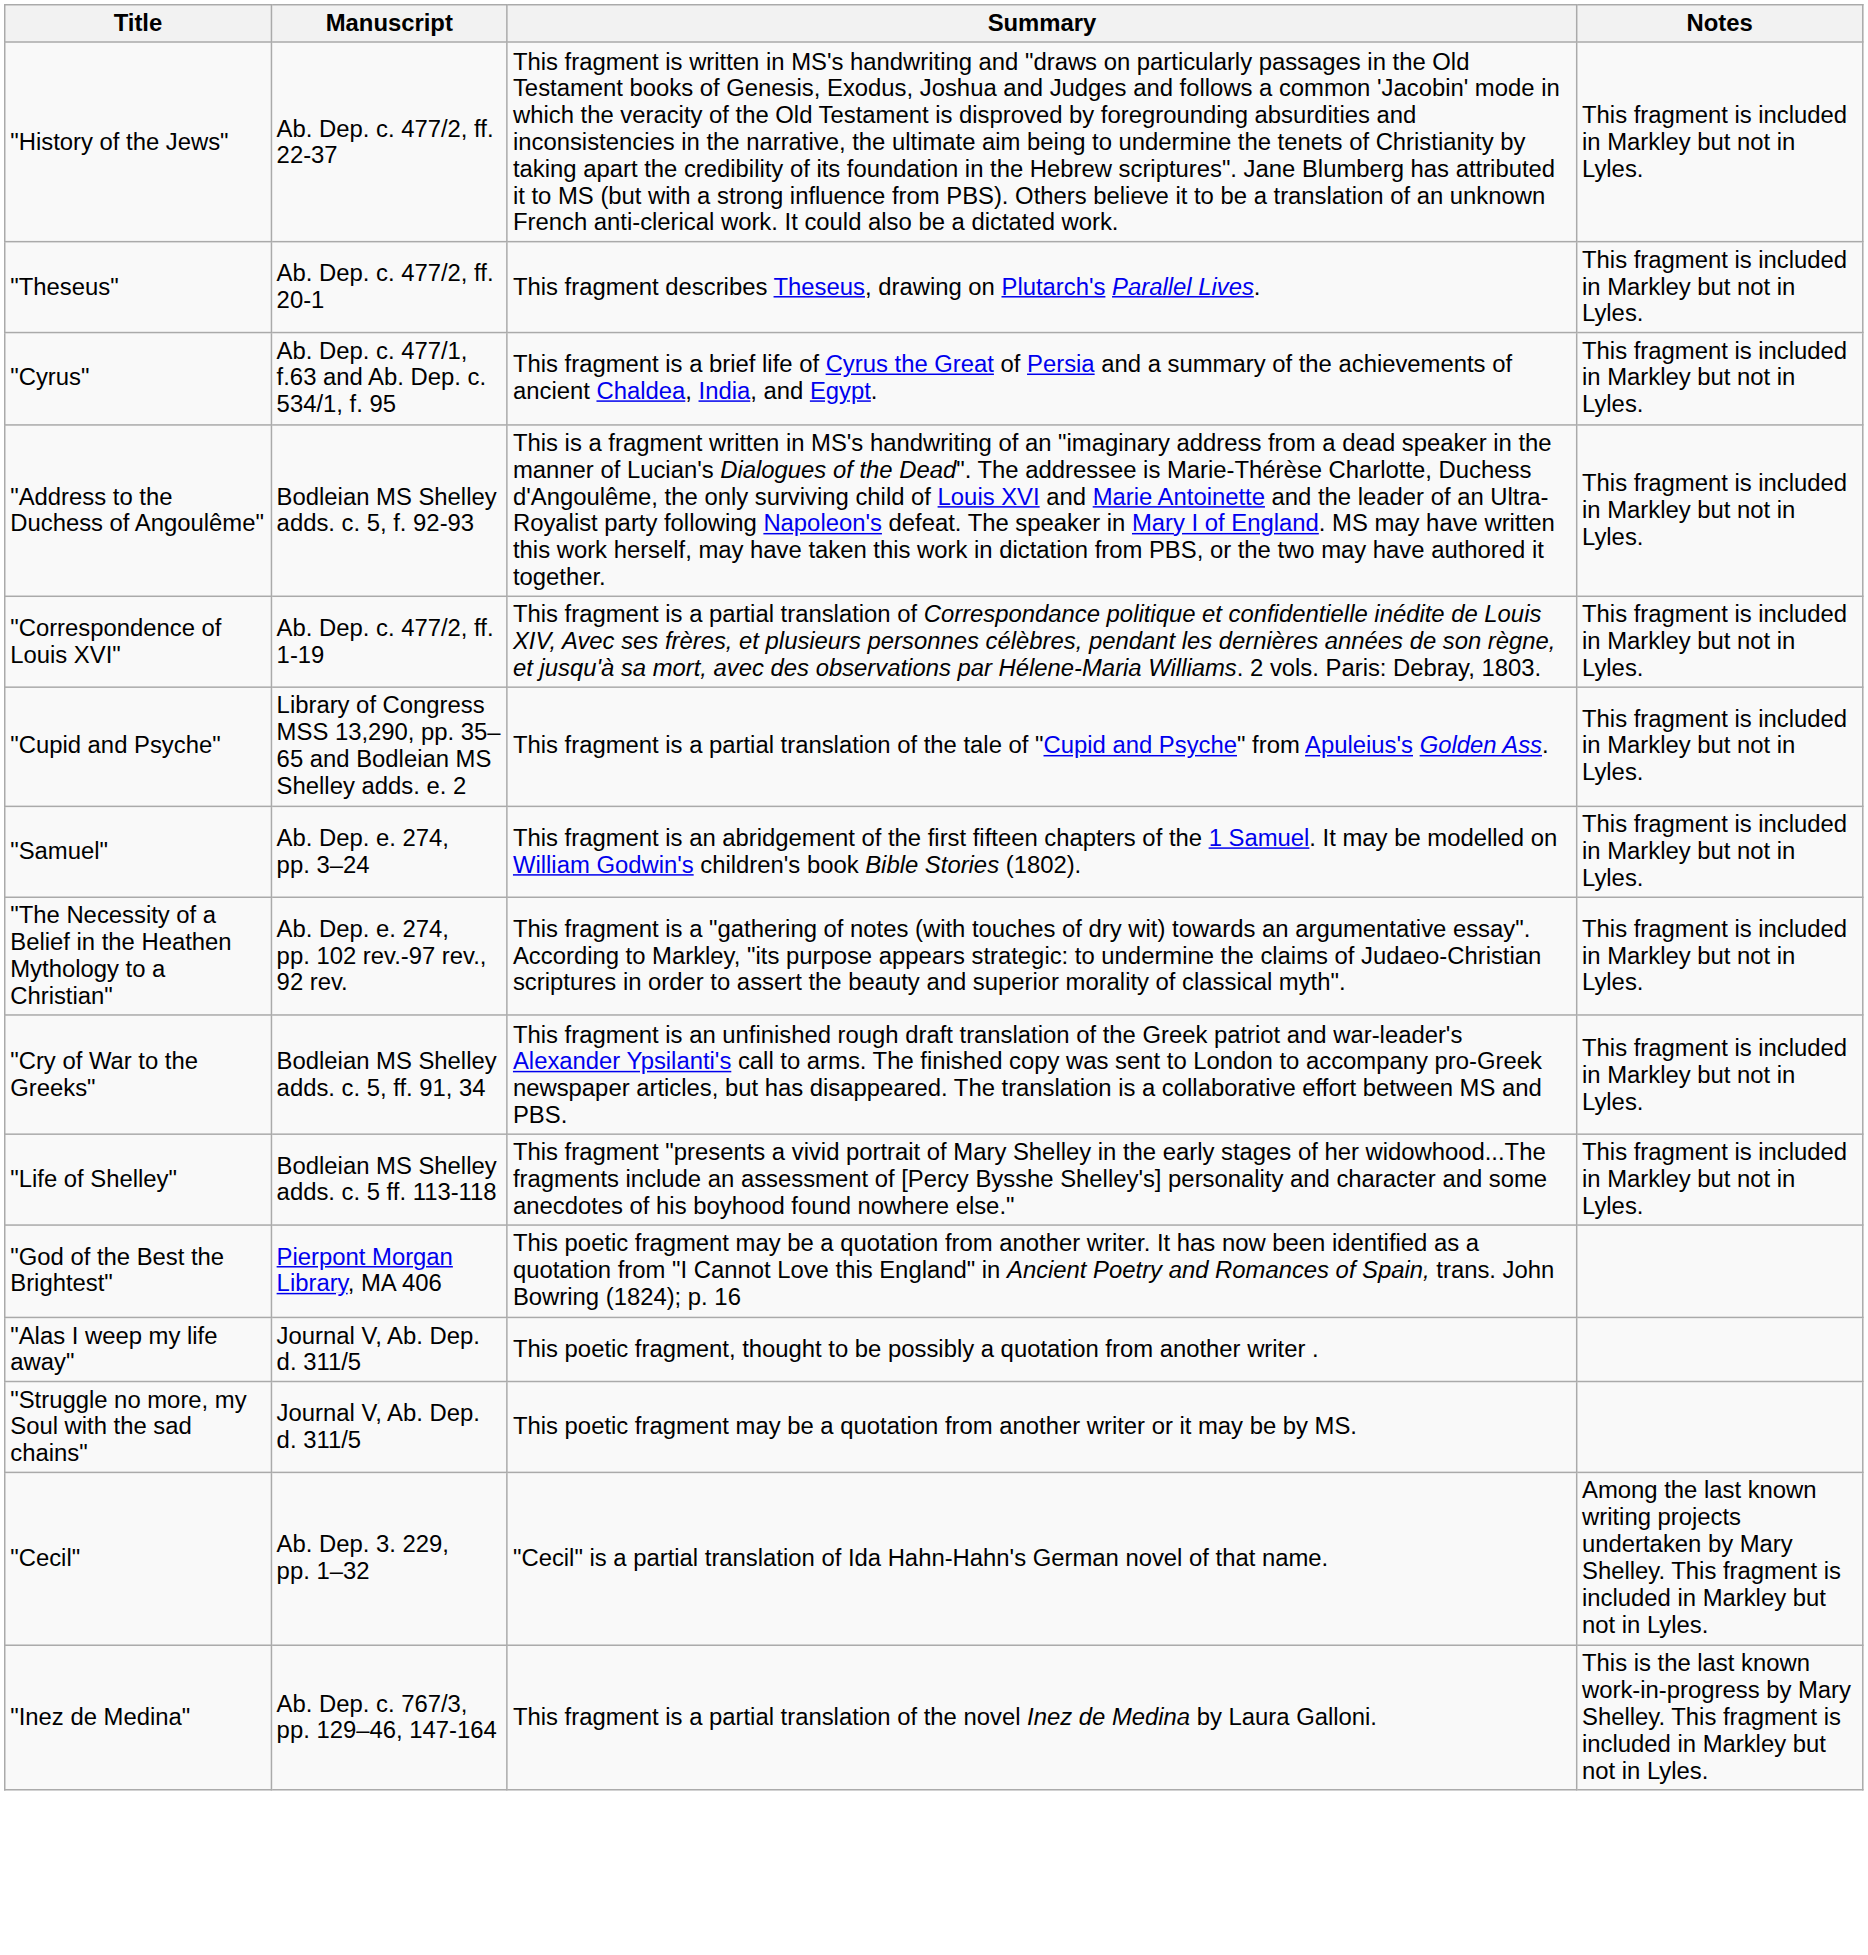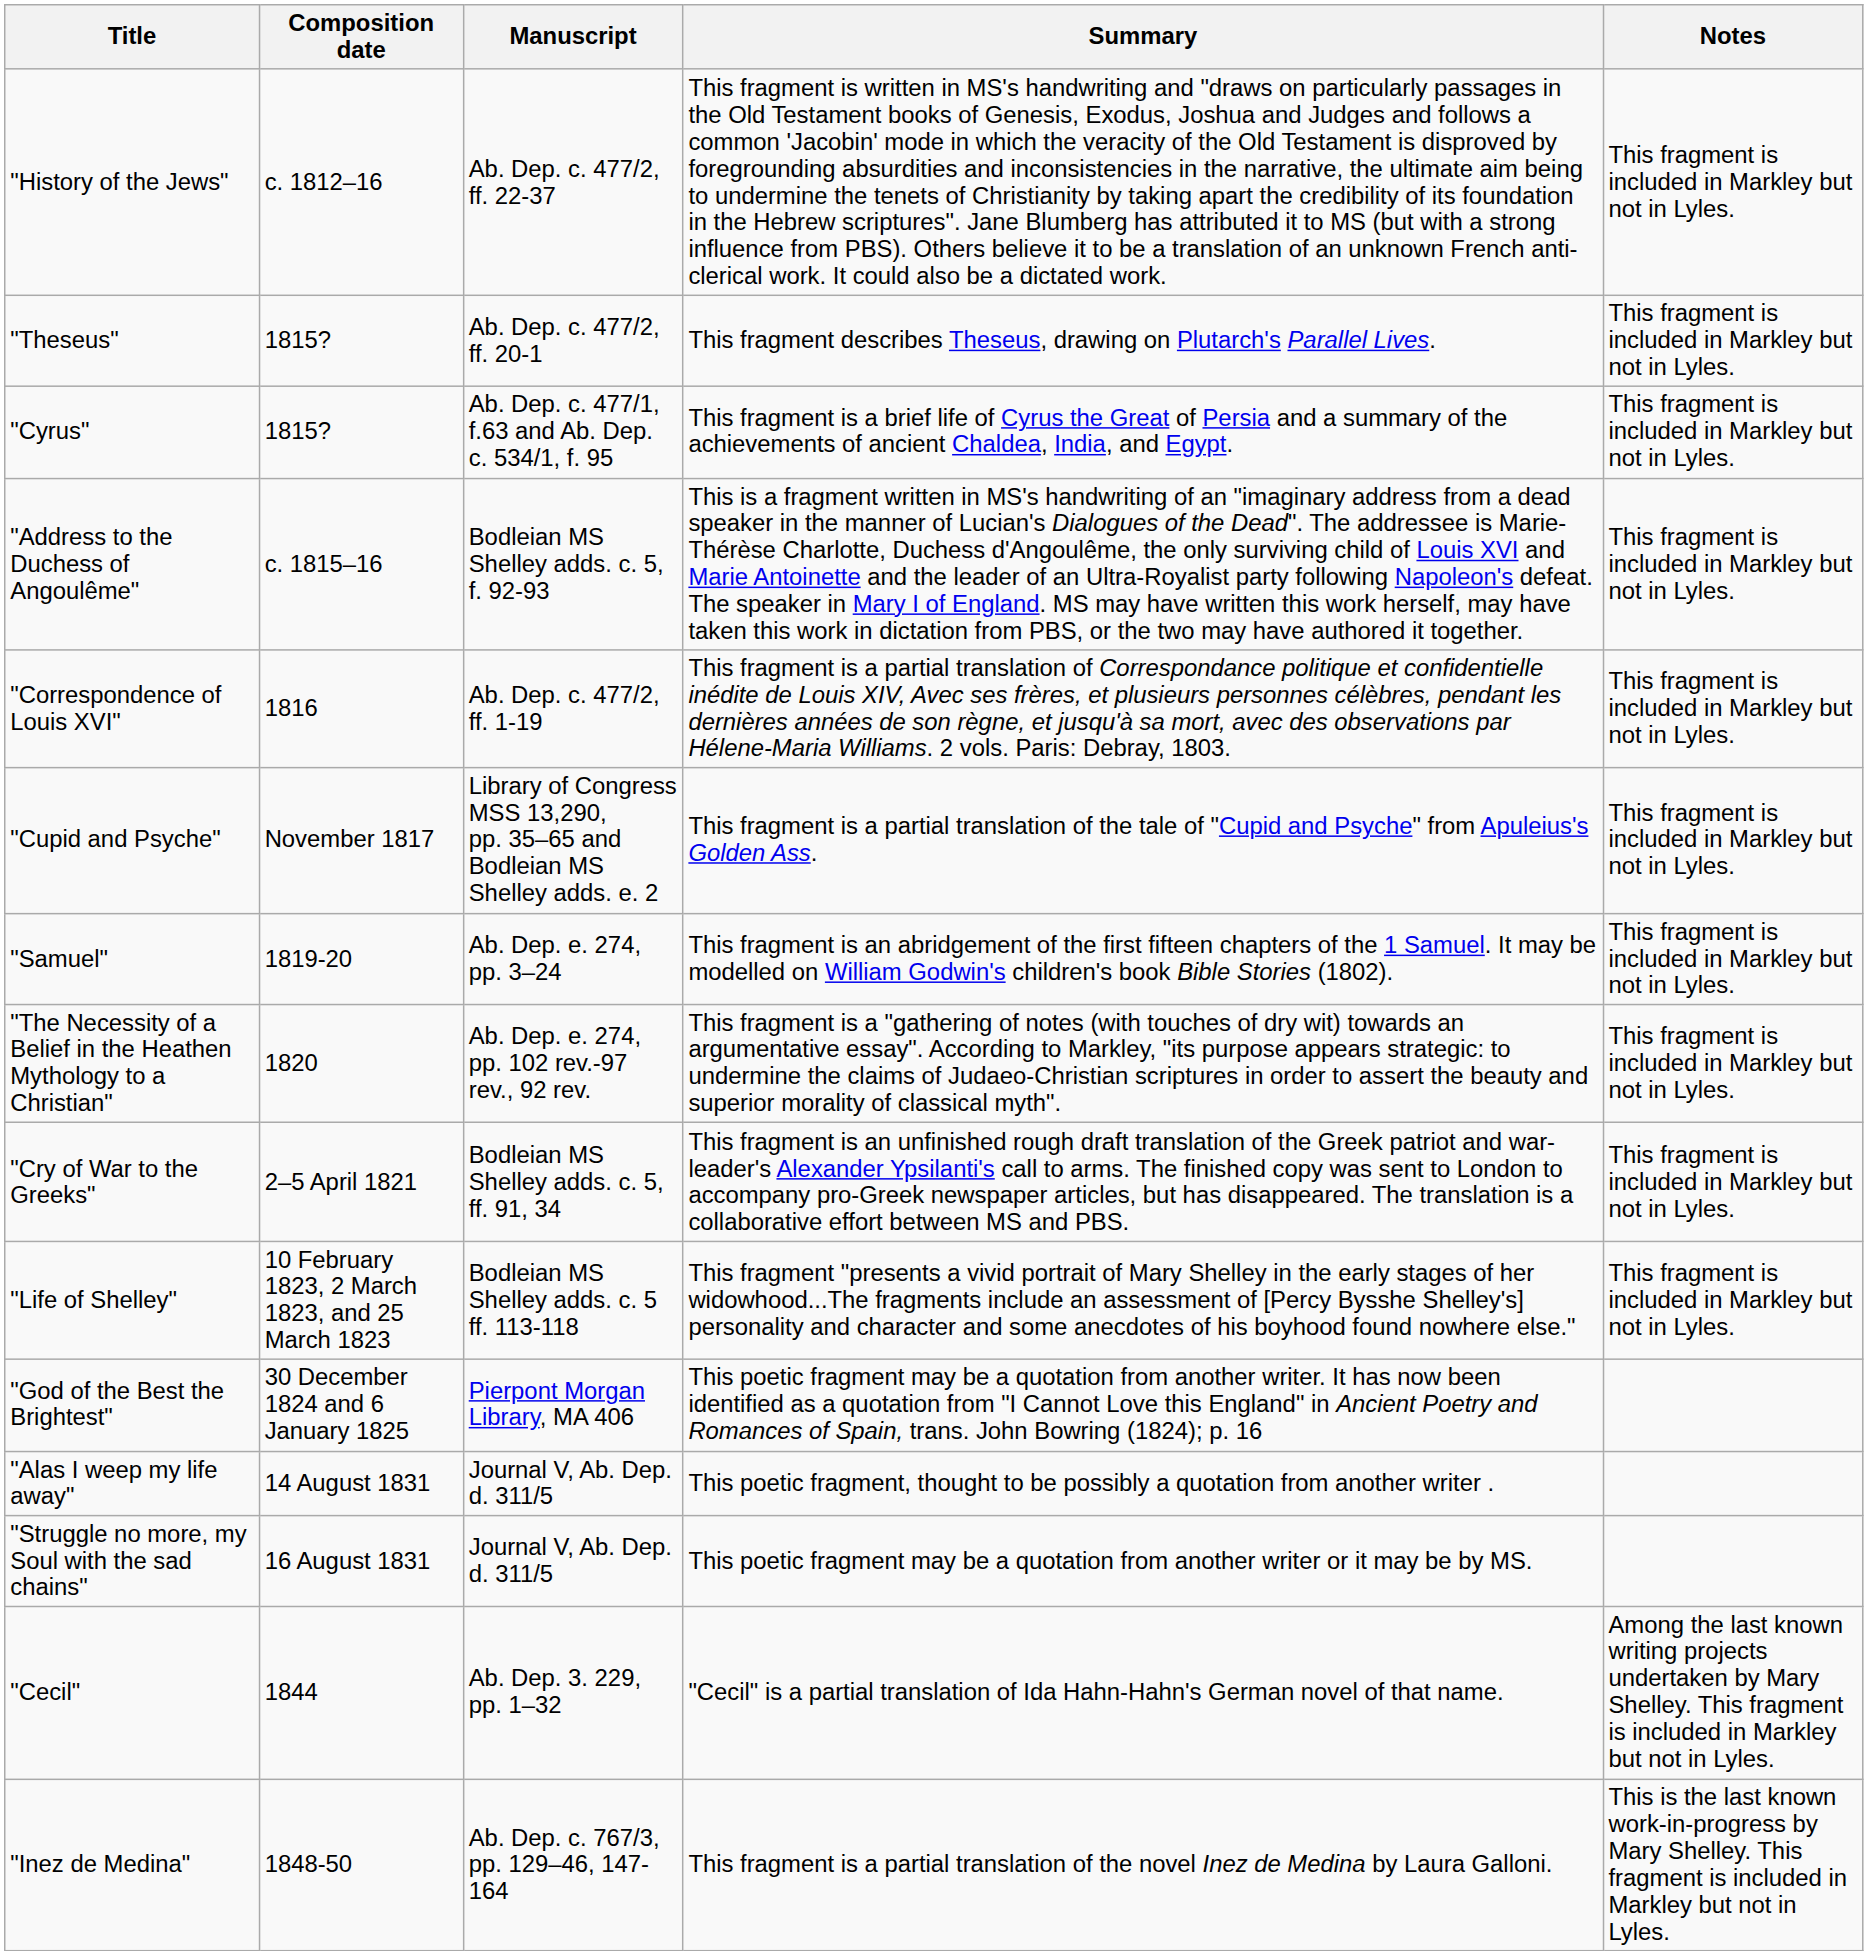+ column: (361, 36)
